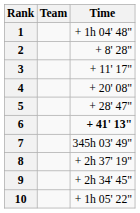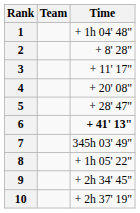(103, 161) + 2h 37' 19" -> (103, 161) + 1h 05' 22"
(103, 198) + 1h 05' 22" -> (103, 198) + 2h 37' 19"
